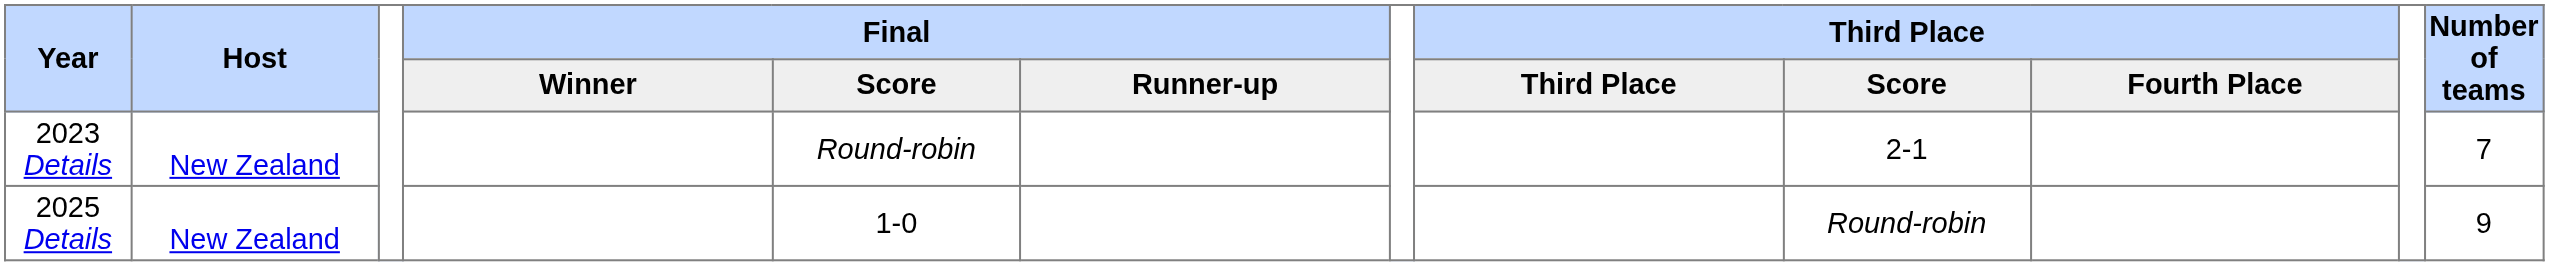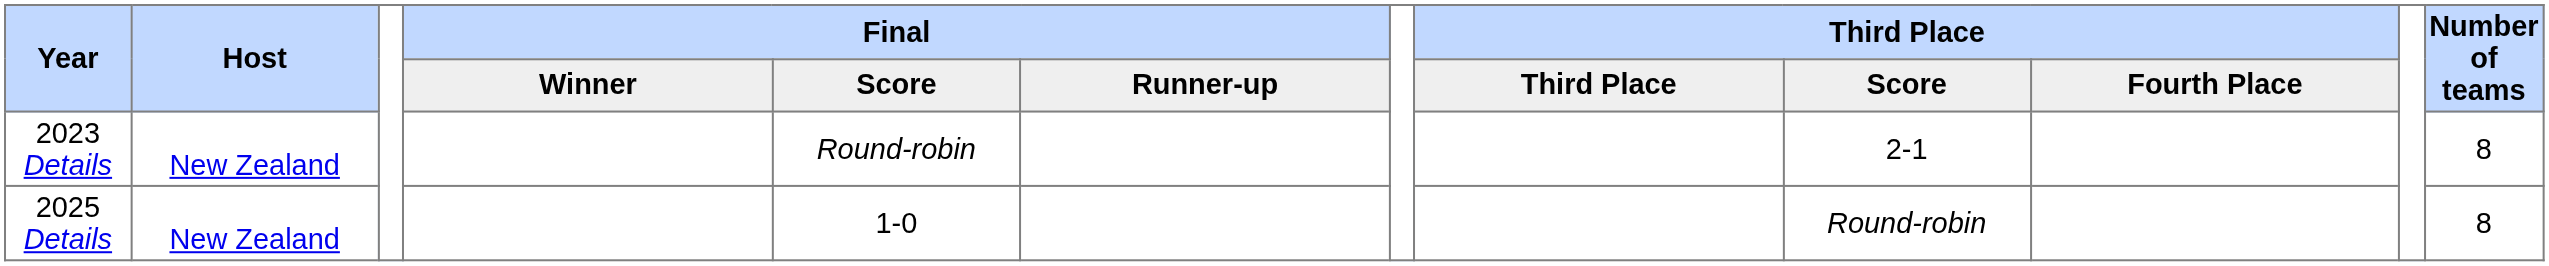(2484, 149) 7 -> (2484, 149) 8
(2484, 223) 9 -> (2484, 223) 8
